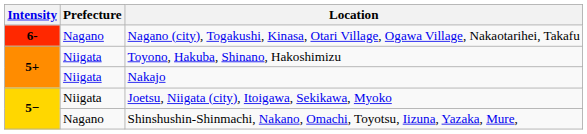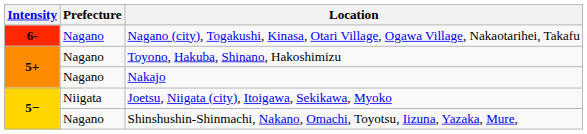(82, 56) Niigata -> (83, 56) Nagano
(82, 77) Niigata -> (83, 77) Nagano
